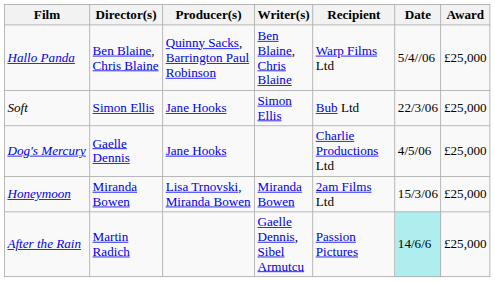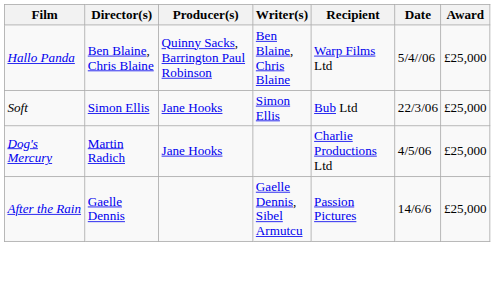(111, 151) Gaelle Dennis -> (106, 151) Martin Radich
- row: (39, 194)
(111, 244) Martin Radich -> (106, 208) Gaelle Dennis
(415, 244) paleturquoise background -> (415, 208) no background
